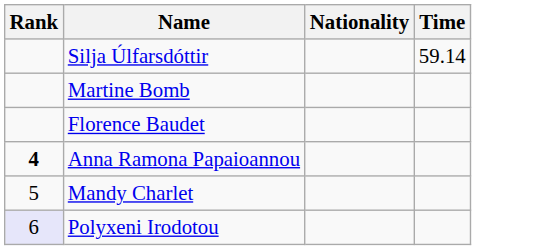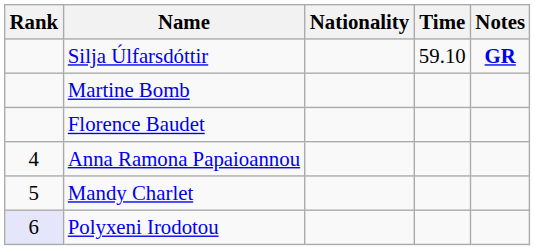+ column: (500, 21)
(442, 56) 59.14 -> (442, 56) 59.10
(34, 159) bold -> (34, 159) normal
